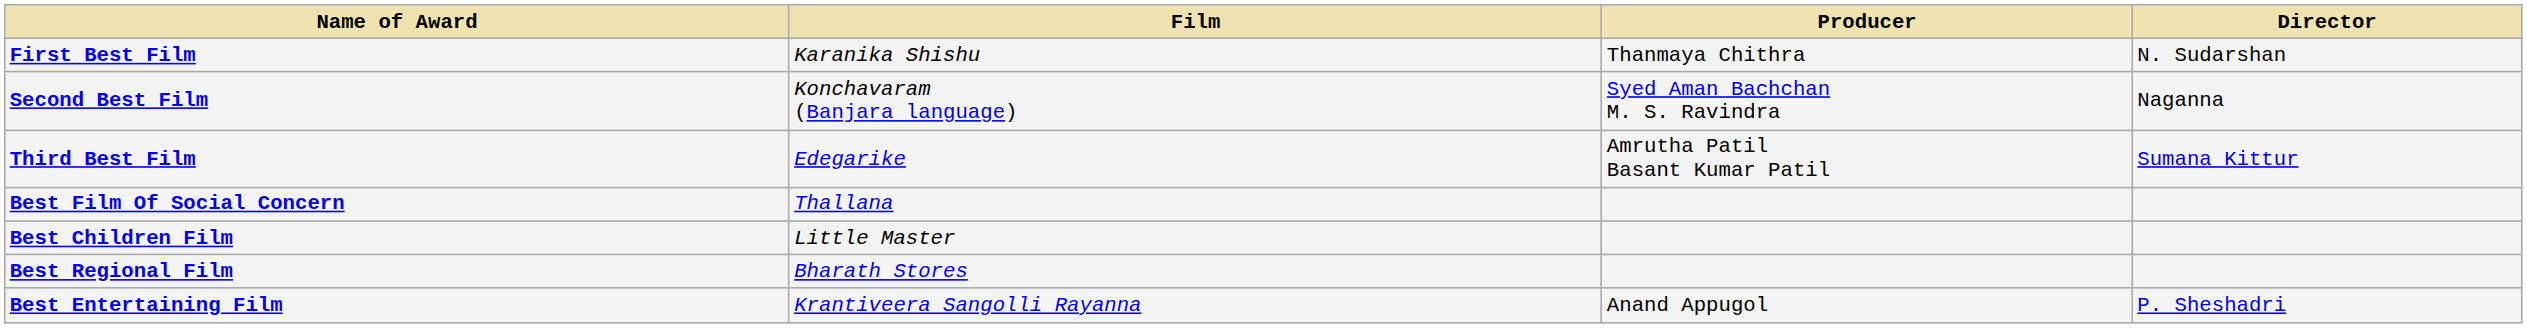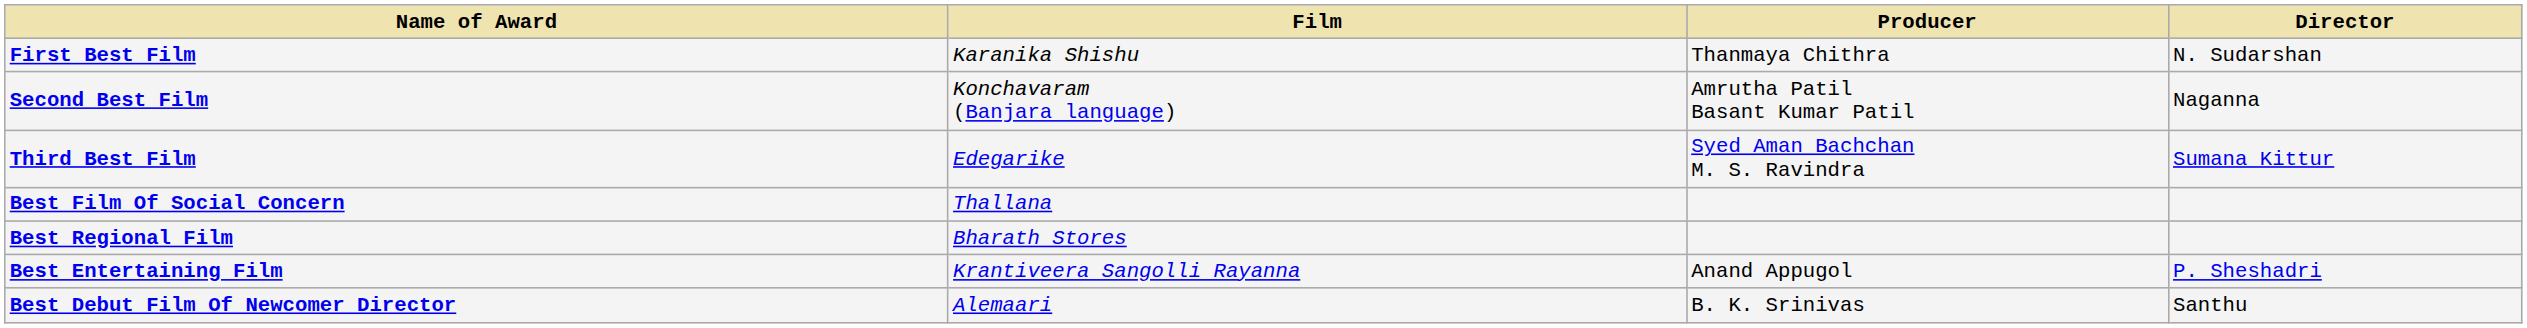(1718, 101) Syed Aman Bachchan M. S. Ravindra -> (1803, 101) Amrutha Patil Basant Kumar Patil
(1718, 158) Amrutha Patil Basant Kumar Patil -> (1803, 158) Syed Aman Bachchan M. S. Ravindra
- row: (121, 238)
+ row: (233, 305)
